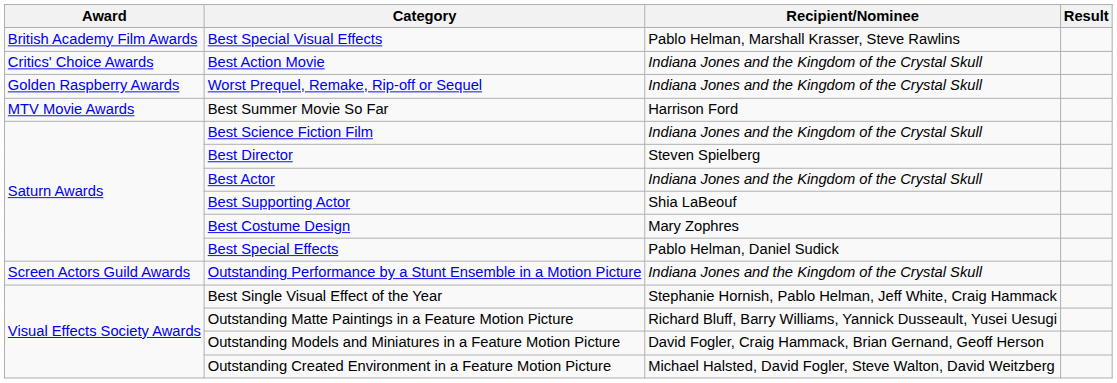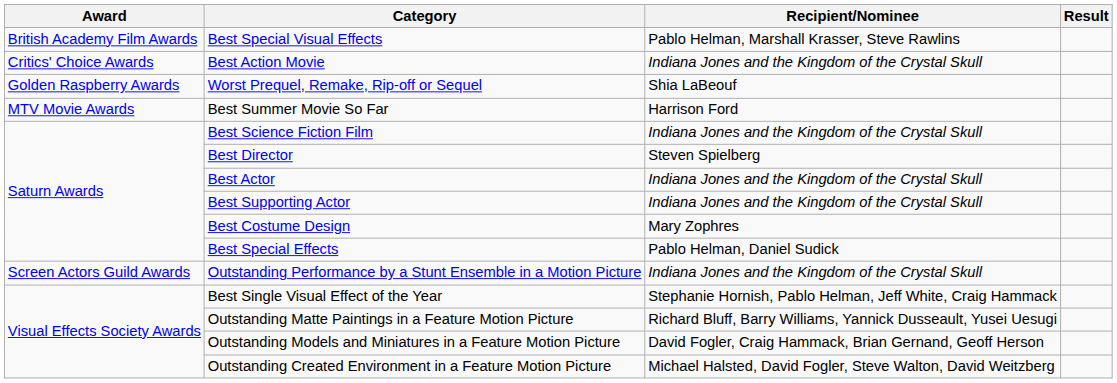(815, 86) Indiana Jones and the Kingdom of the Crystal Skull -> (692, 86) Shia LaBeouf
(692, 202) Shia LaBeouf -> (815, 202) Indiana Jones and the Kingdom of the Crystal Skull
